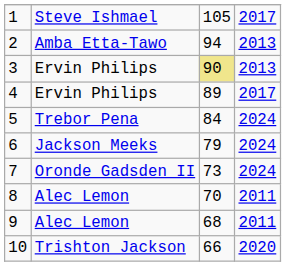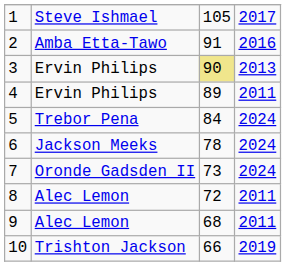(212, 43) 94 -> (212, 43) 91
(257, 43) 2013 -> (257, 43) 2016
(257, 94) 2017 -> (257, 94) 2011
(212, 146) 79 -> (212, 146) 78
(212, 197) 70 -> (212, 197) 72
(257, 248) 2020 -> (257, 248) 2019
